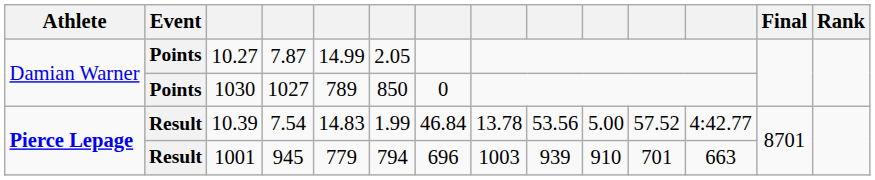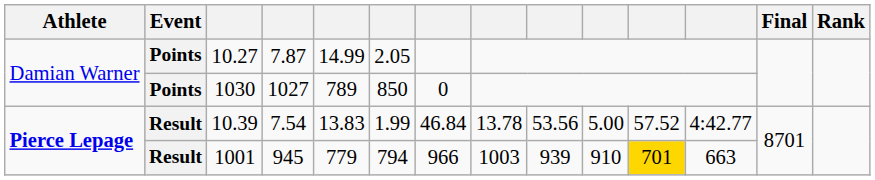(342, 123) 14.83 -> (342, 123) 13.83
(443, 157) 696 -> (443, 157) 966
(657, 157) no background -> (657, 157) gold background
